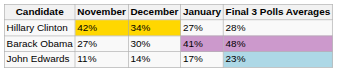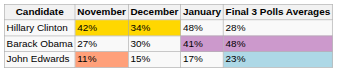(193, 28) 27% -> (193, 28) 48%
(87, 59) no background -> (87, 59) lightsalmon background
(140, 59) 14% -> (140, 59) 15%
